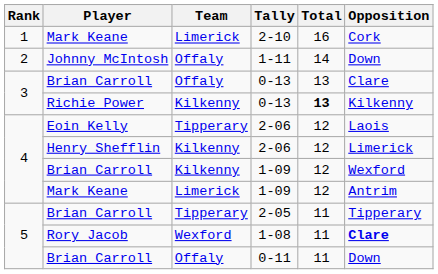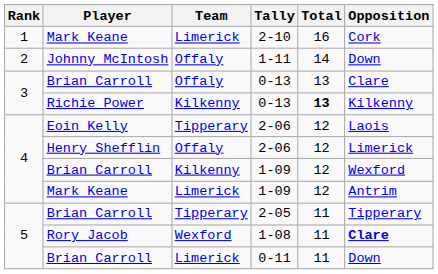(207, 148) Kilkenny -> (199, 148) Offaly
(199, 258) Offaly -> (207, 258) Limerick
